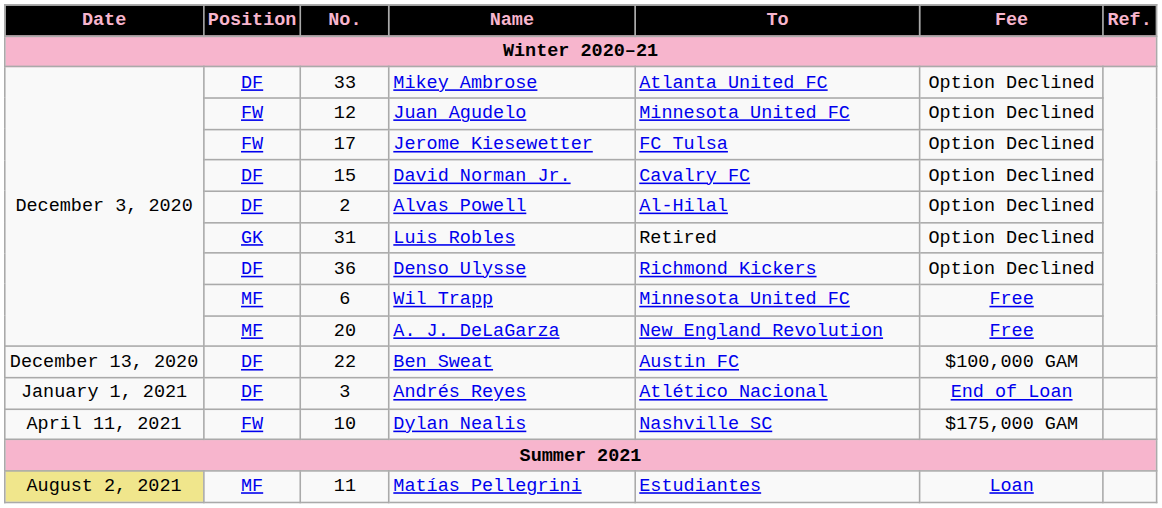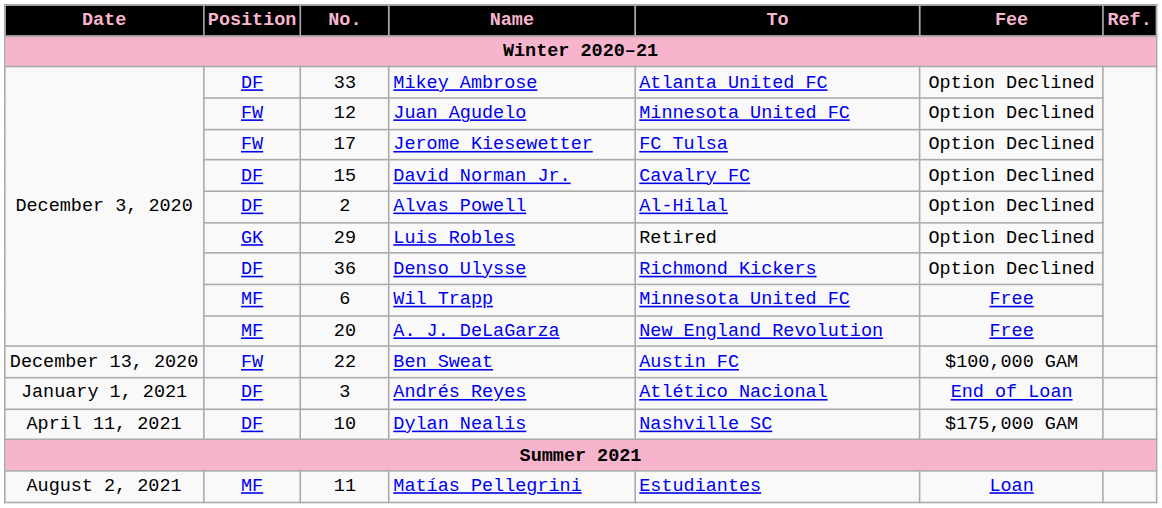(345, 237) 31 -> (345, 237) 29
(252, 362) DF -> (252, 362) FW
(252, 424) FW -> (252, 424) DF
(104, 486) khaki background -> (104, 486) no background
